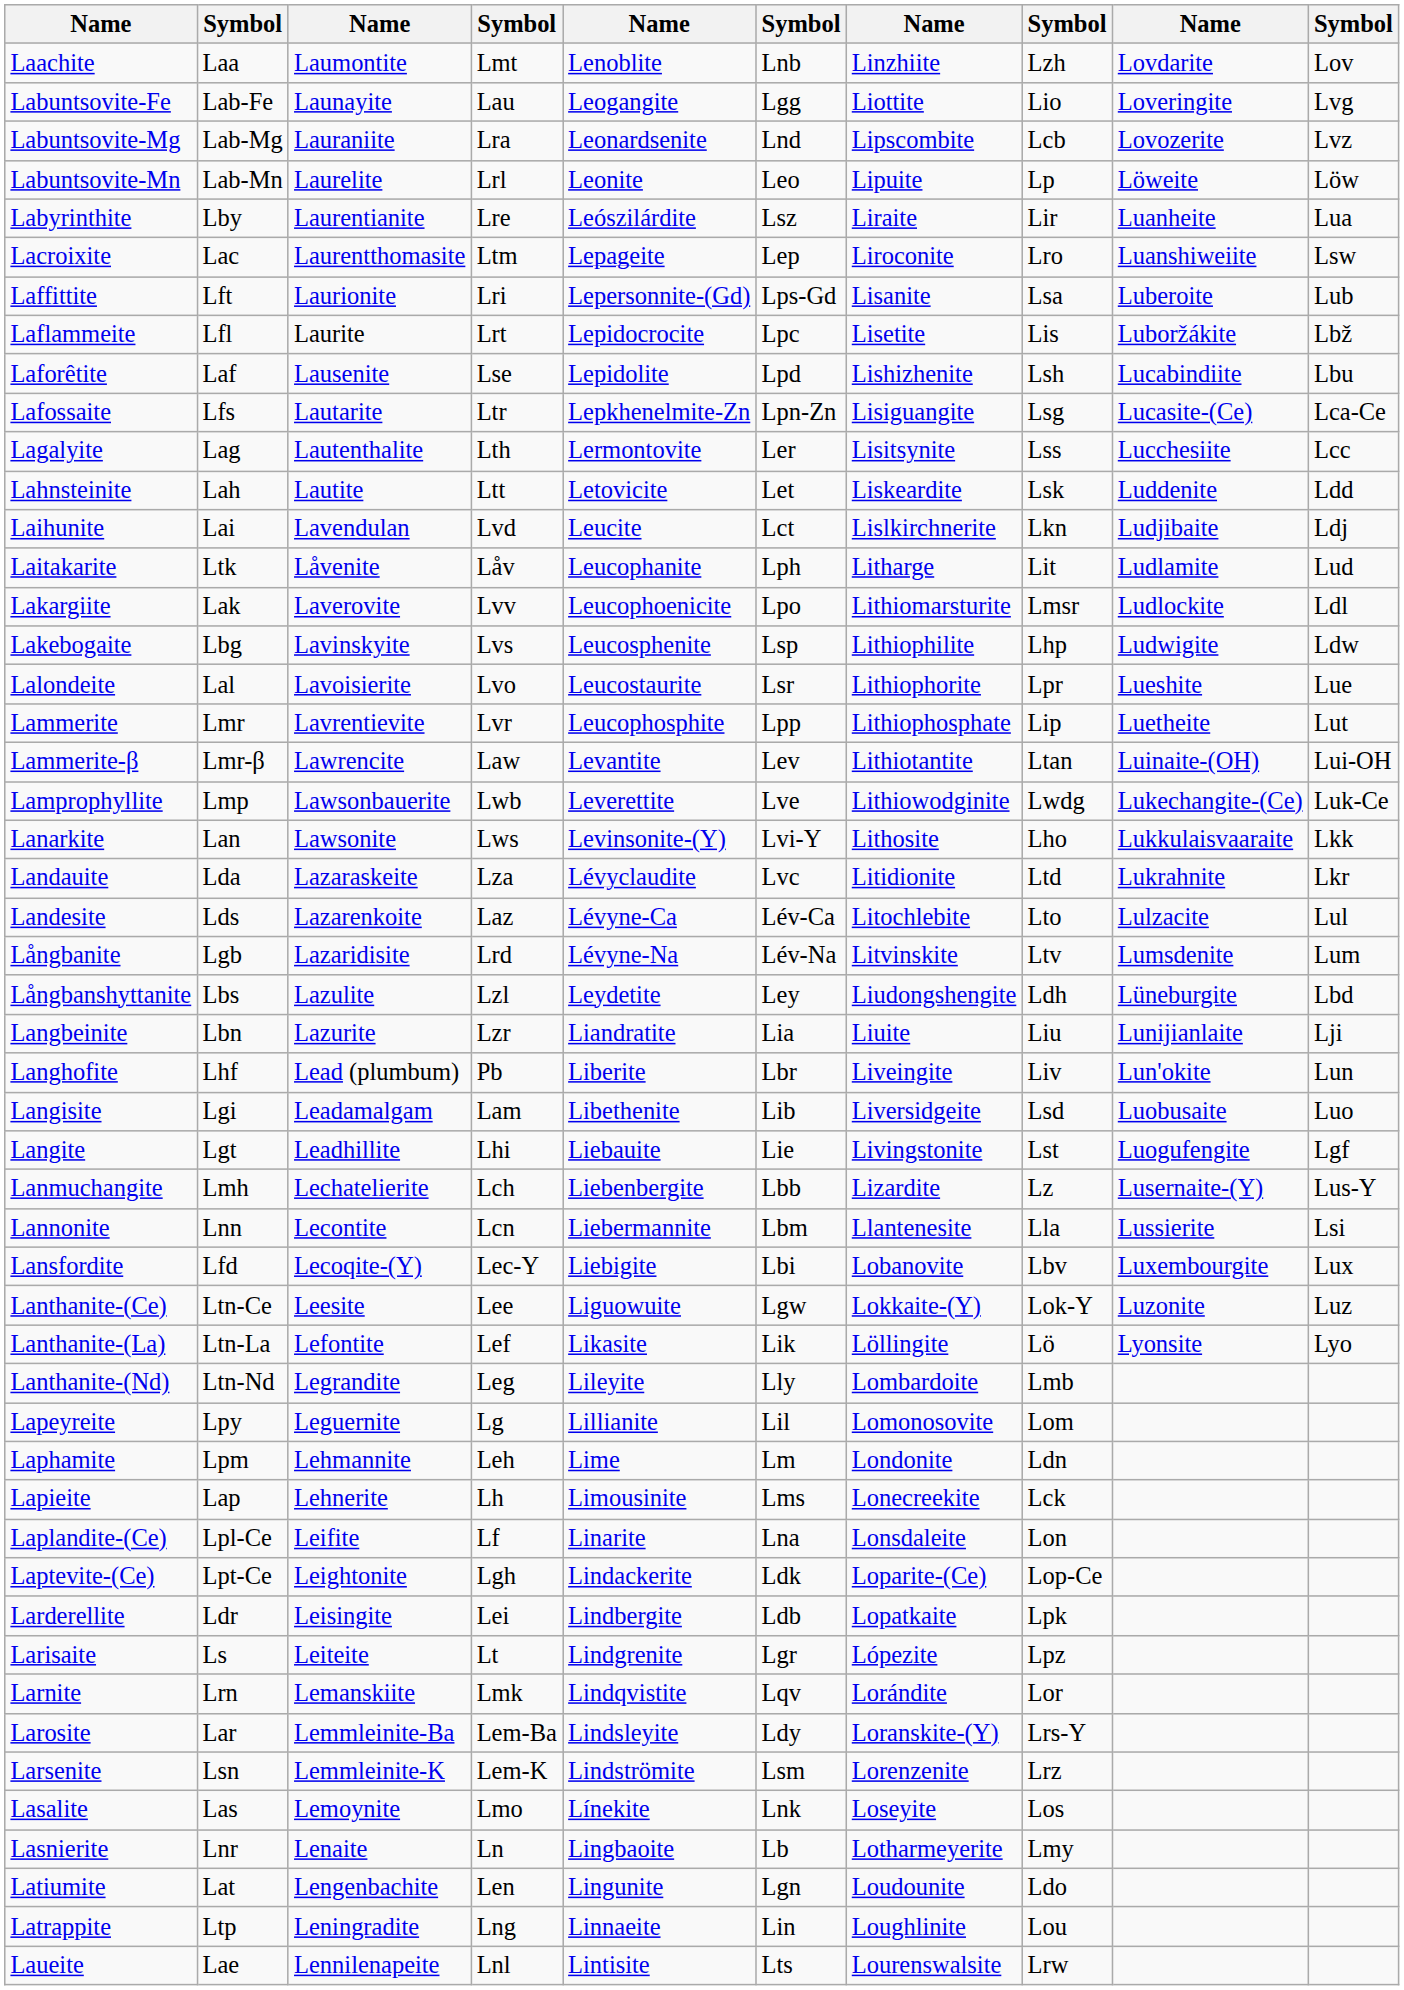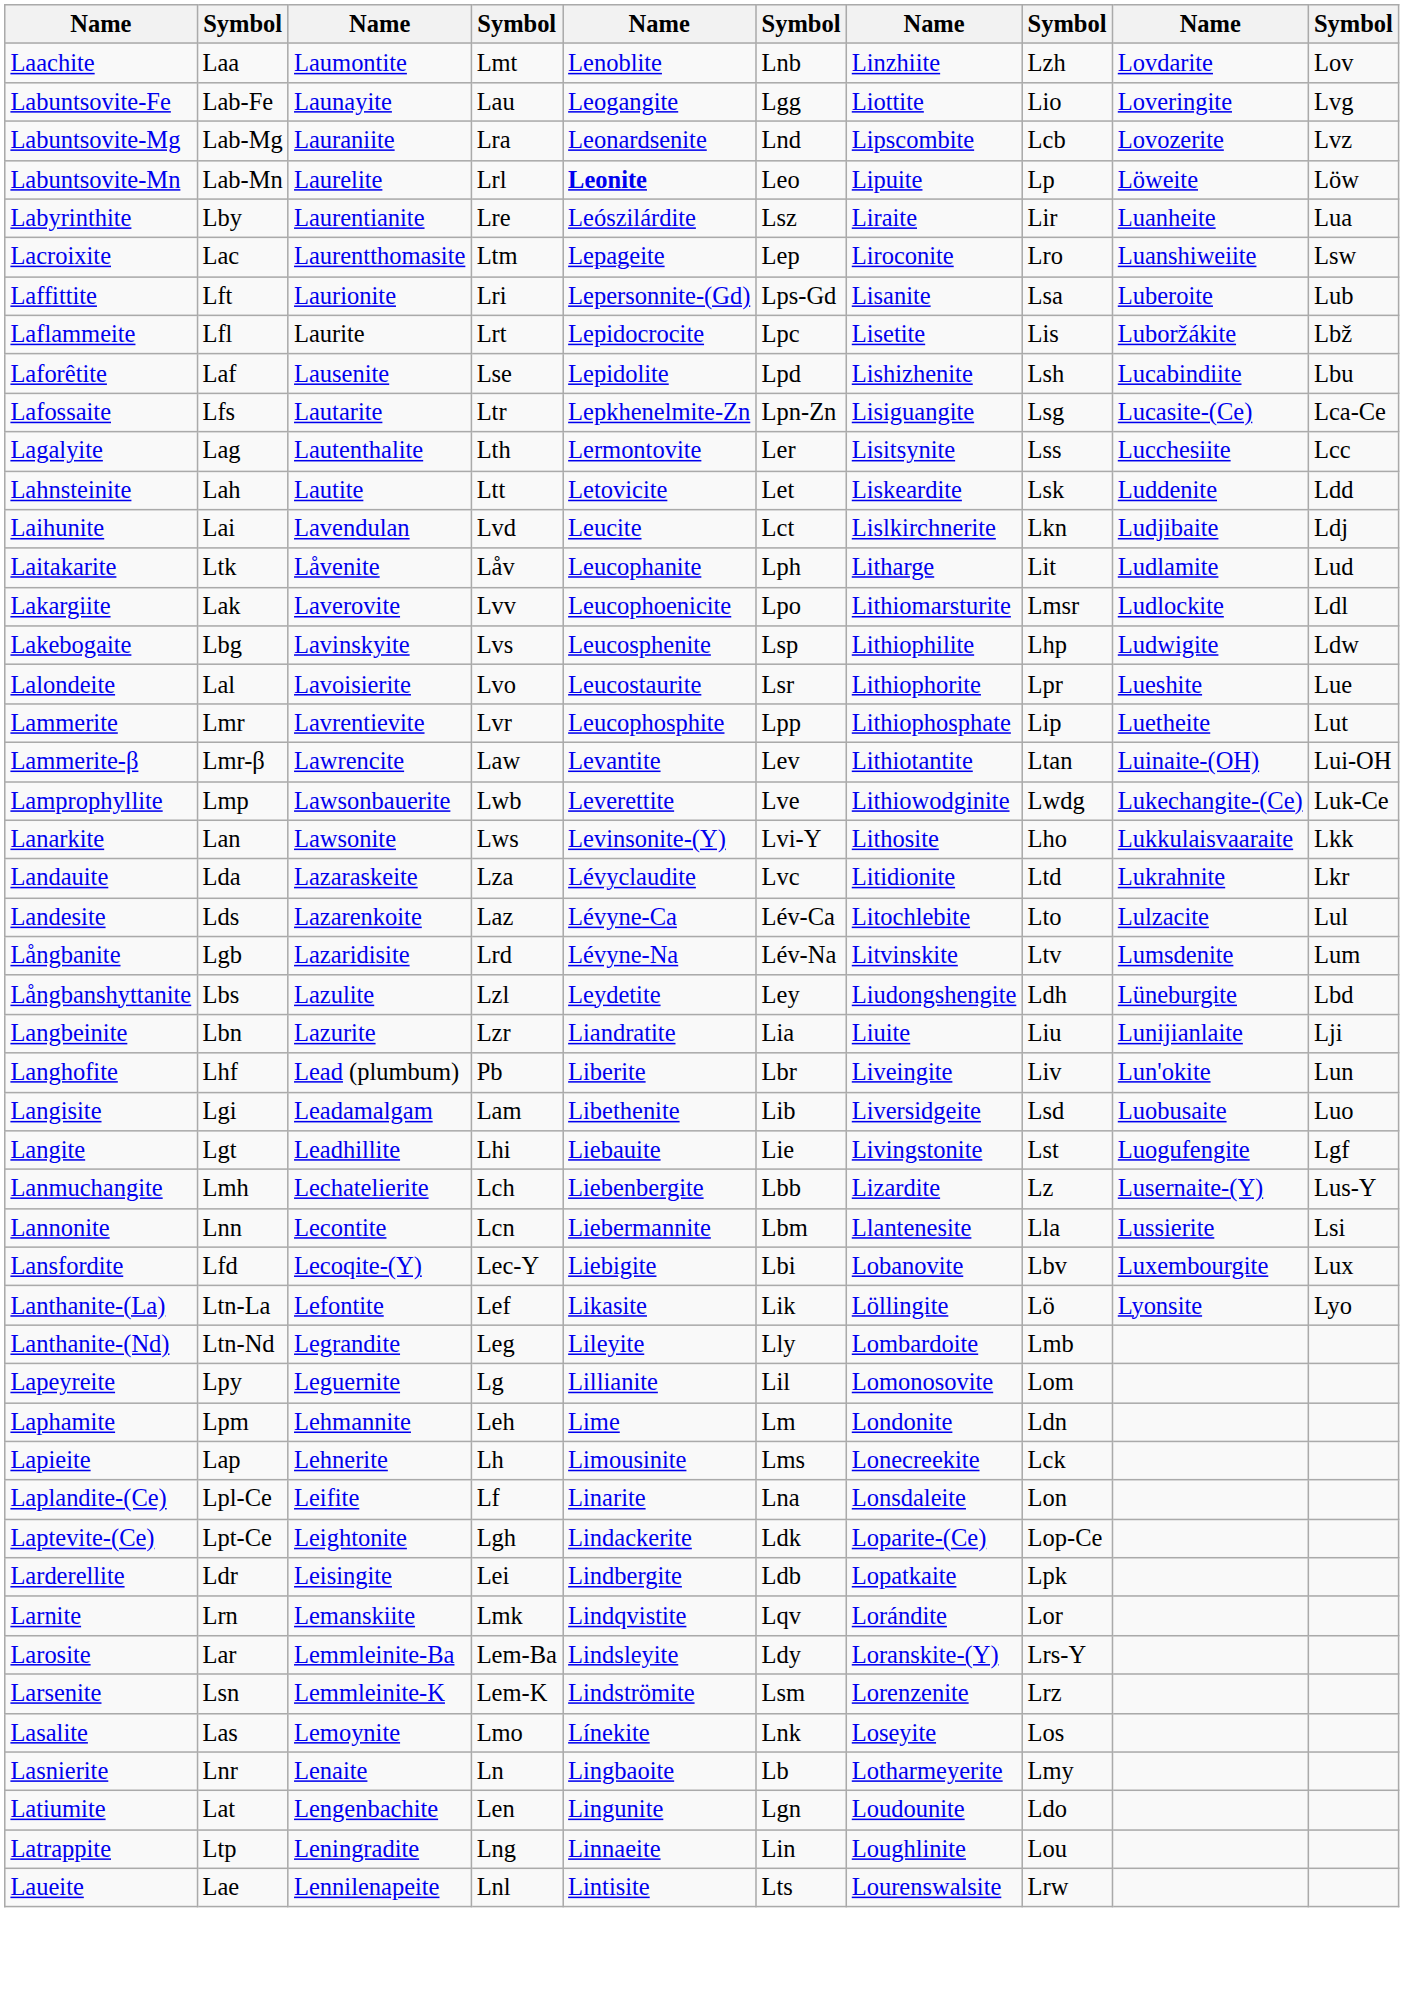(606, 179) normal -> (608, 179) bold
- row: (89, 1305)
- row: (53, 1654)
